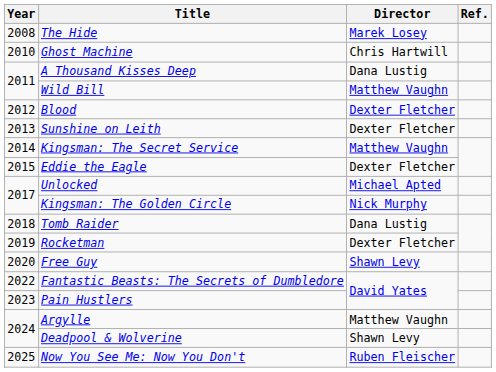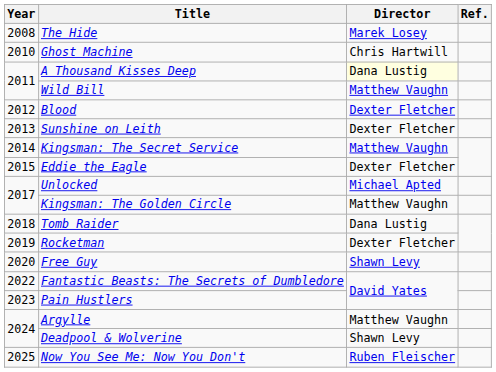(388, 71) no background -> (388, 71) lightyellow background
(388, 205) Nick Murphy -> (399, 205) Matthew Vaughn
